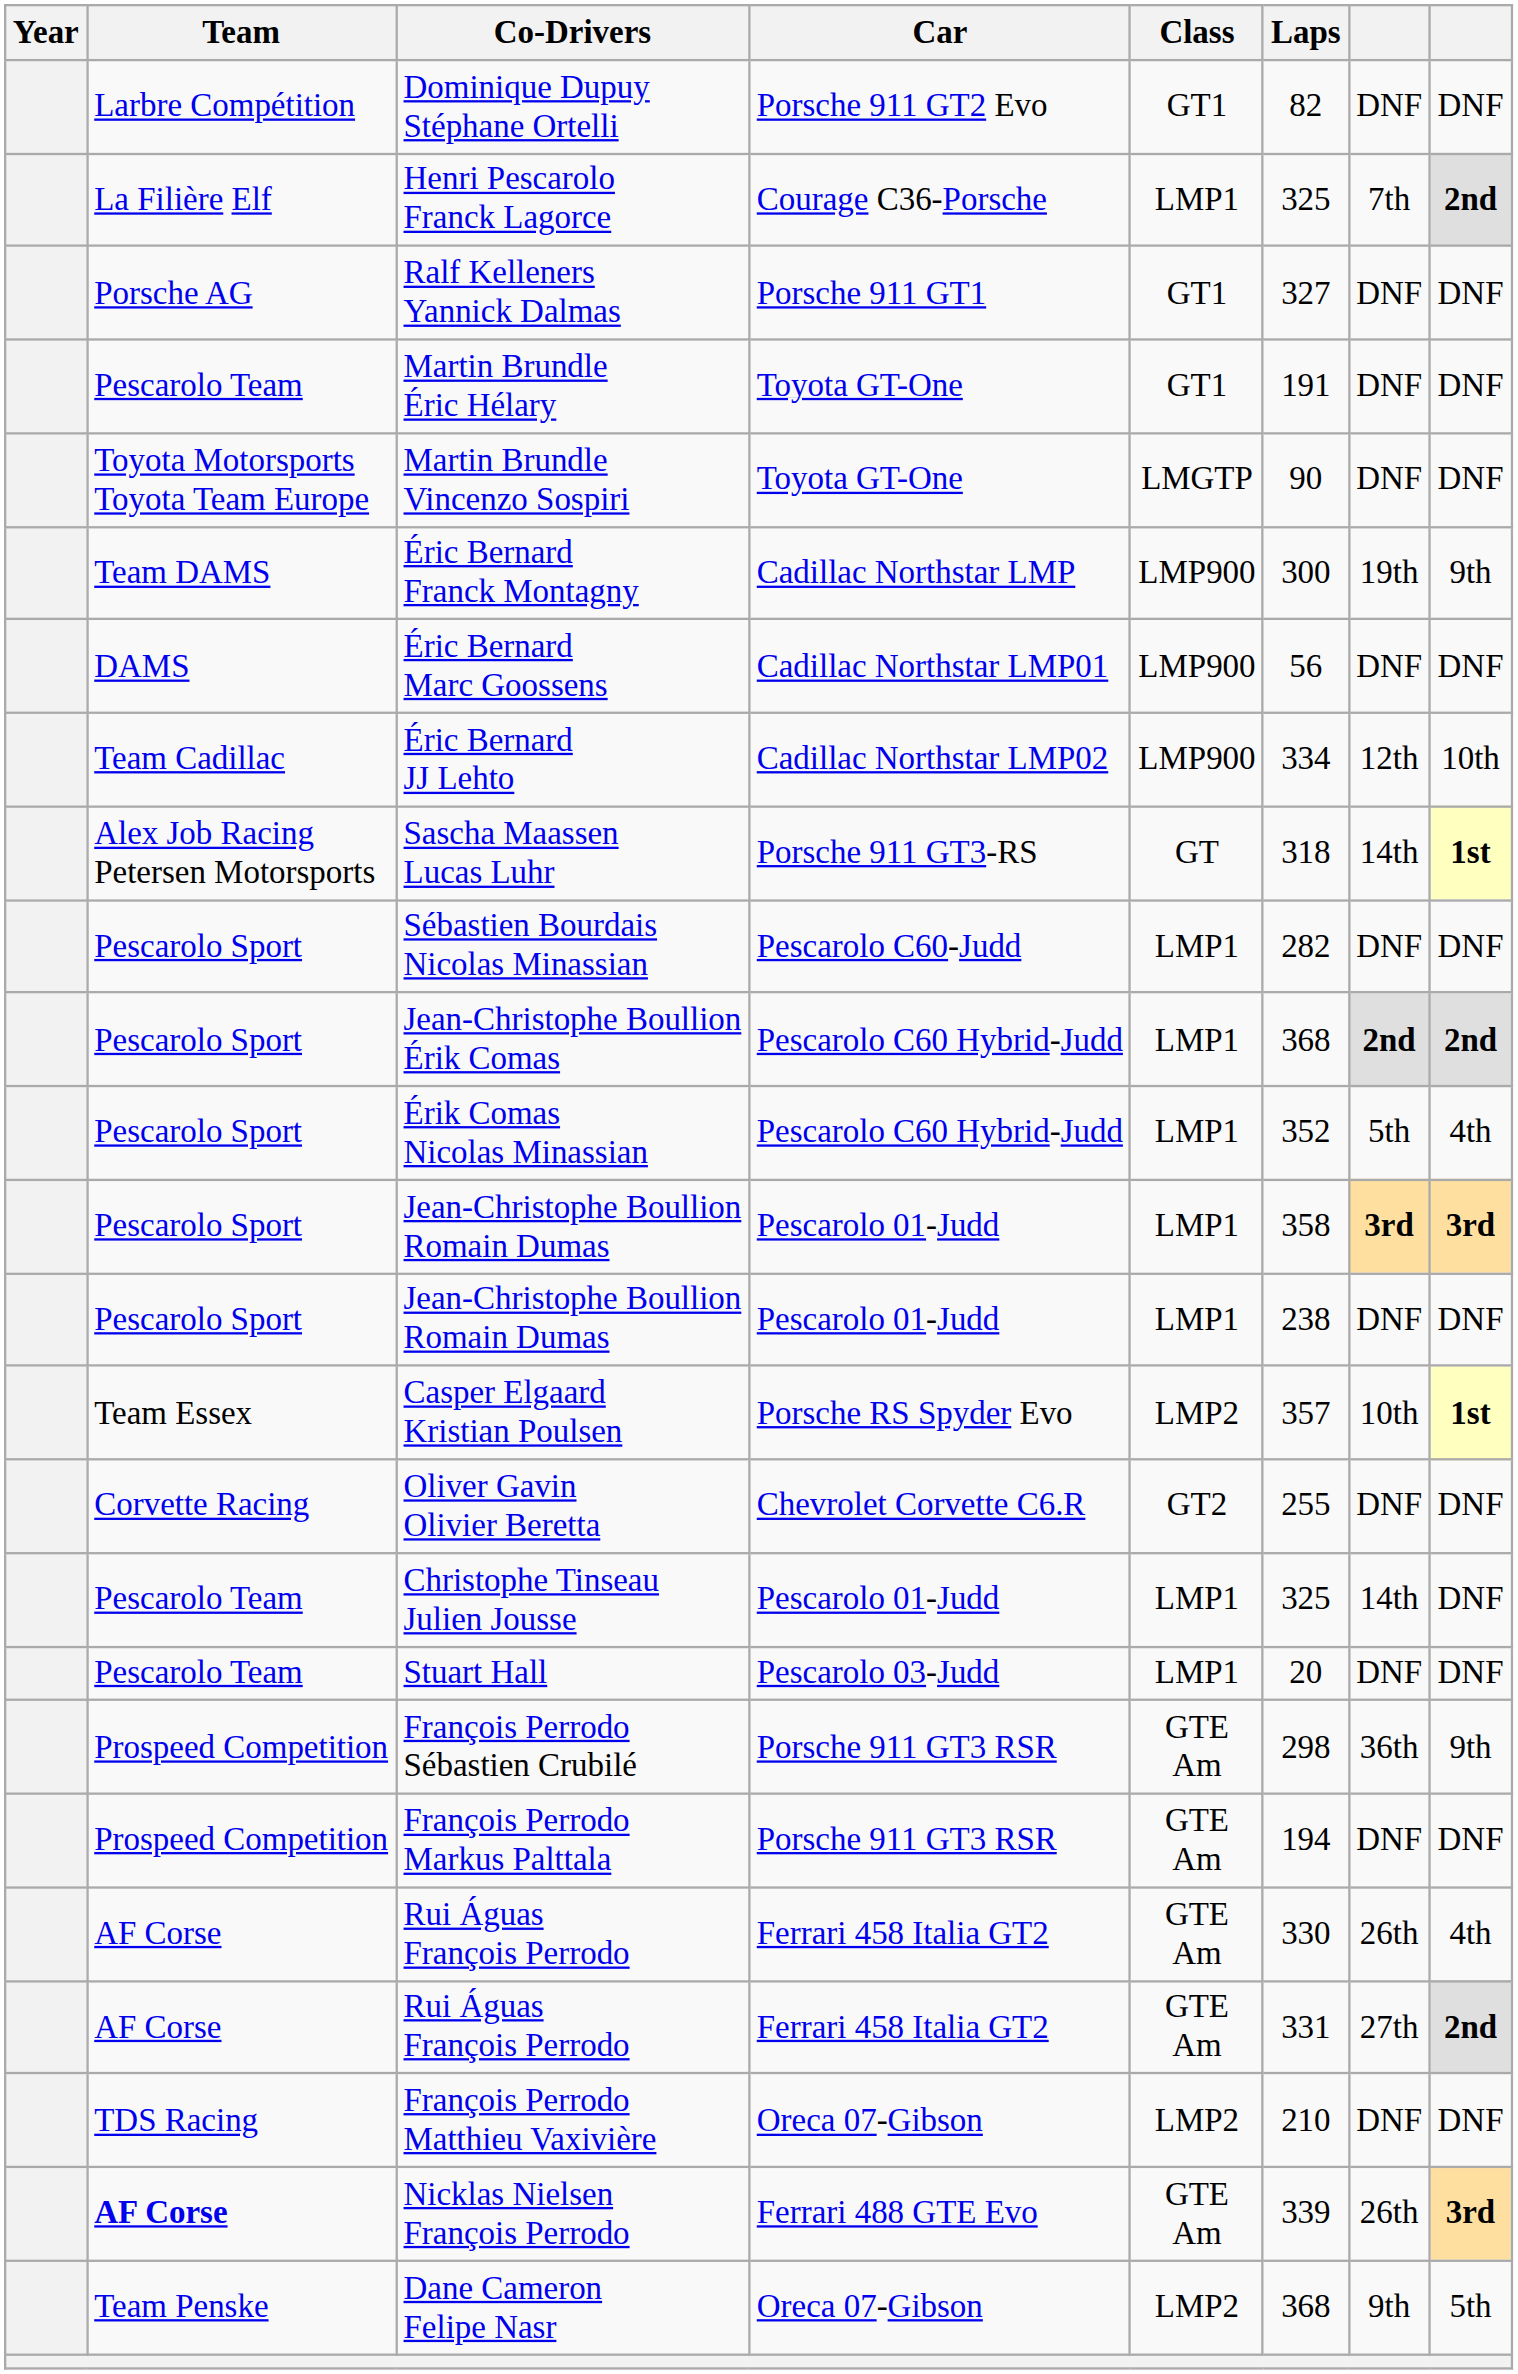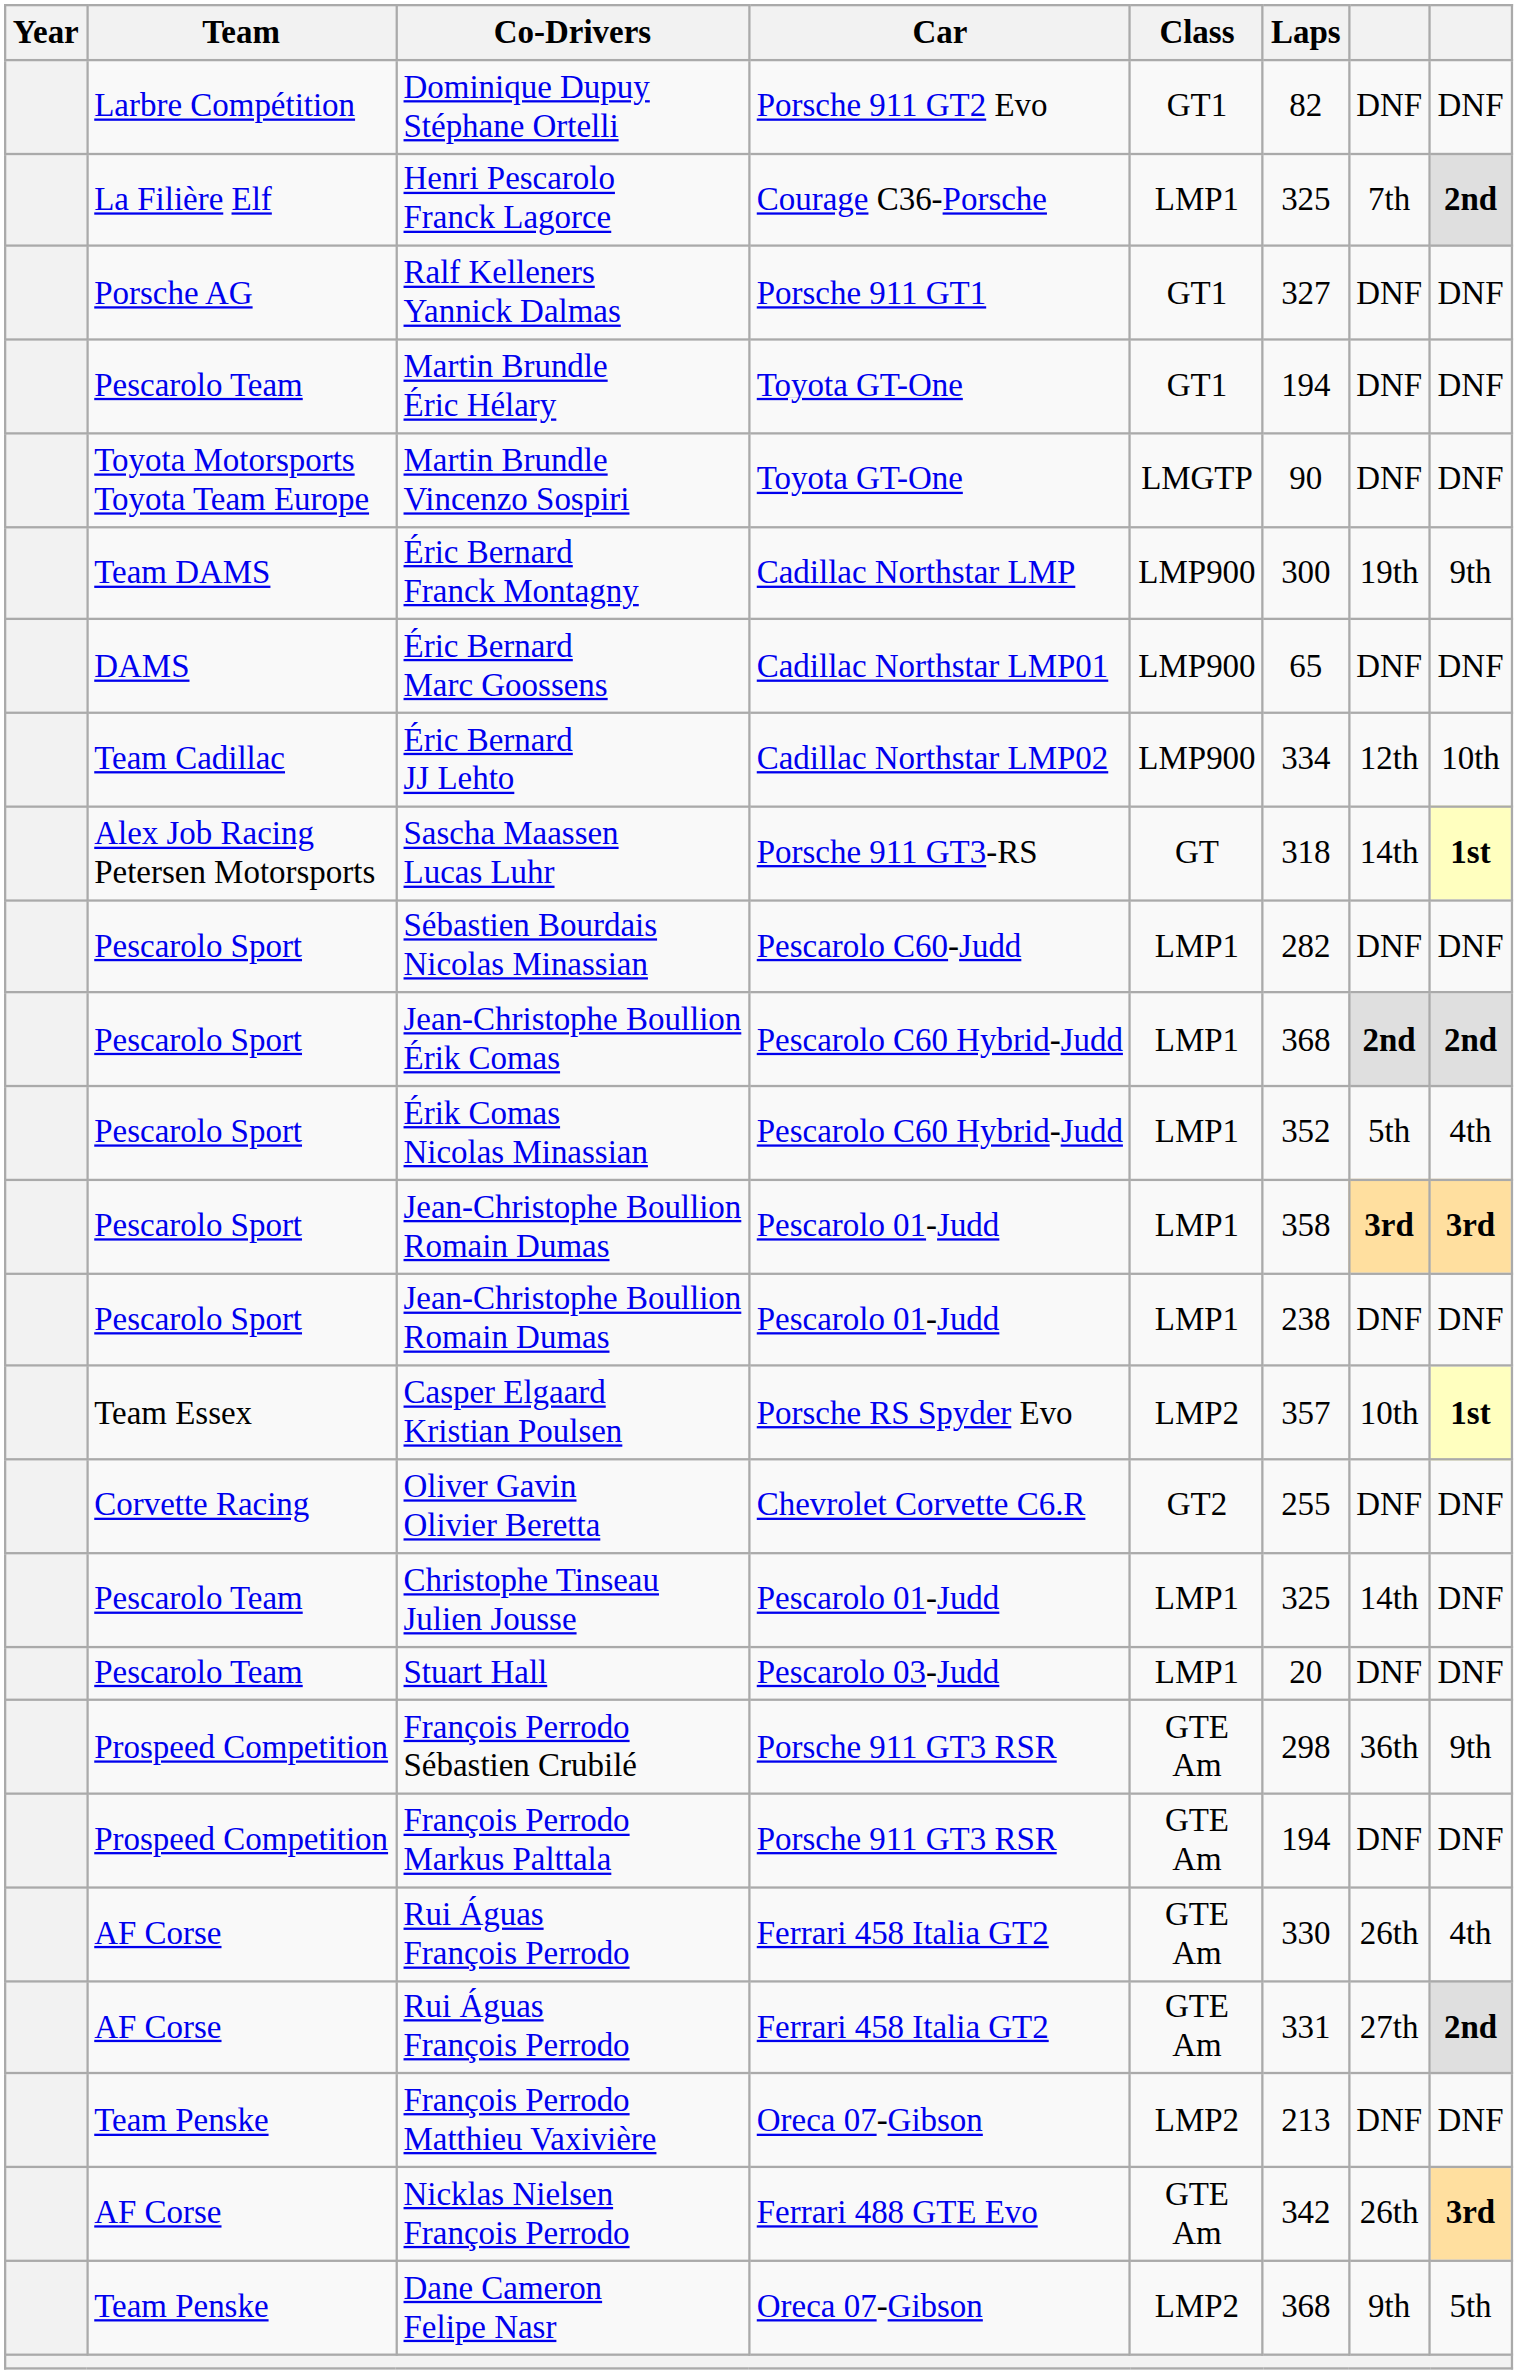(1306, 385) 191 -> (1306, 385) 194
(1306, 665) 56 -> (1306, 665) 65
(176, 2119) TDS Racing -> (181, 2119) Team Penske
(1306, 2119) 210 -> (1306, 2119) 213
(161, 2213) bold -> (158, 2213) normal
(1306, 2213) 339 -> (1306, 2213) 342
